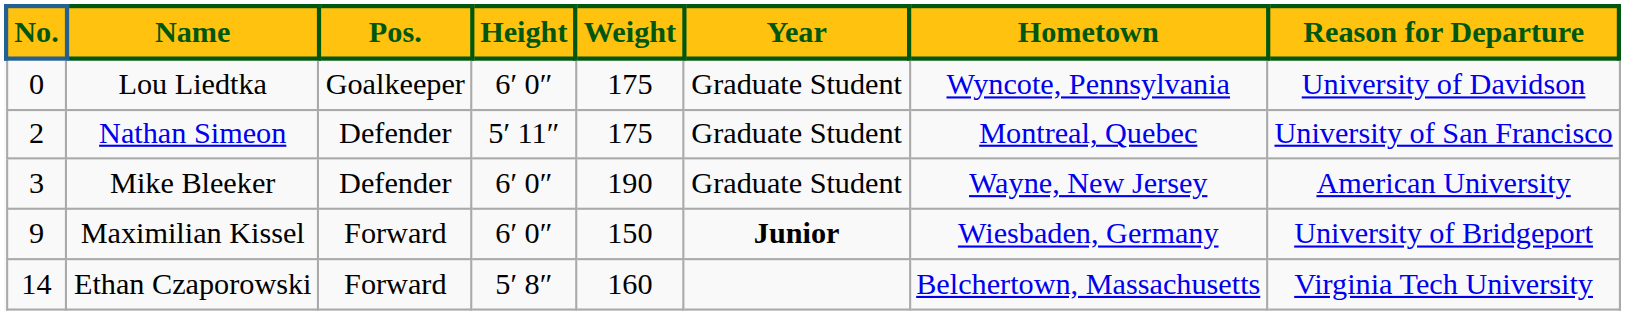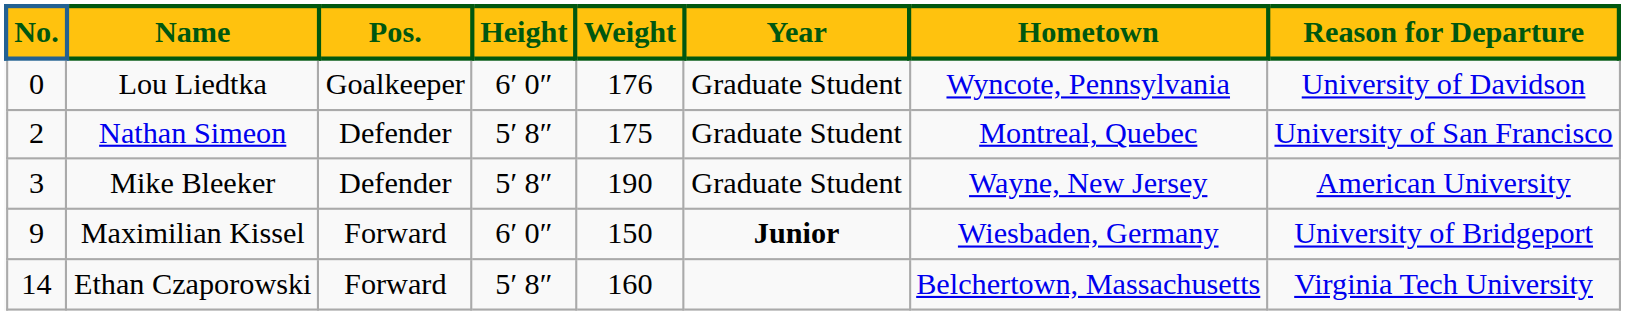(630, 83) 175 -> (630, 83) 176
(524, 133) 5′ 11″ -> (524, 133) 5′ 8″
(524, 183) 6′ 0″ -> (524, 183) 5′ 8″
